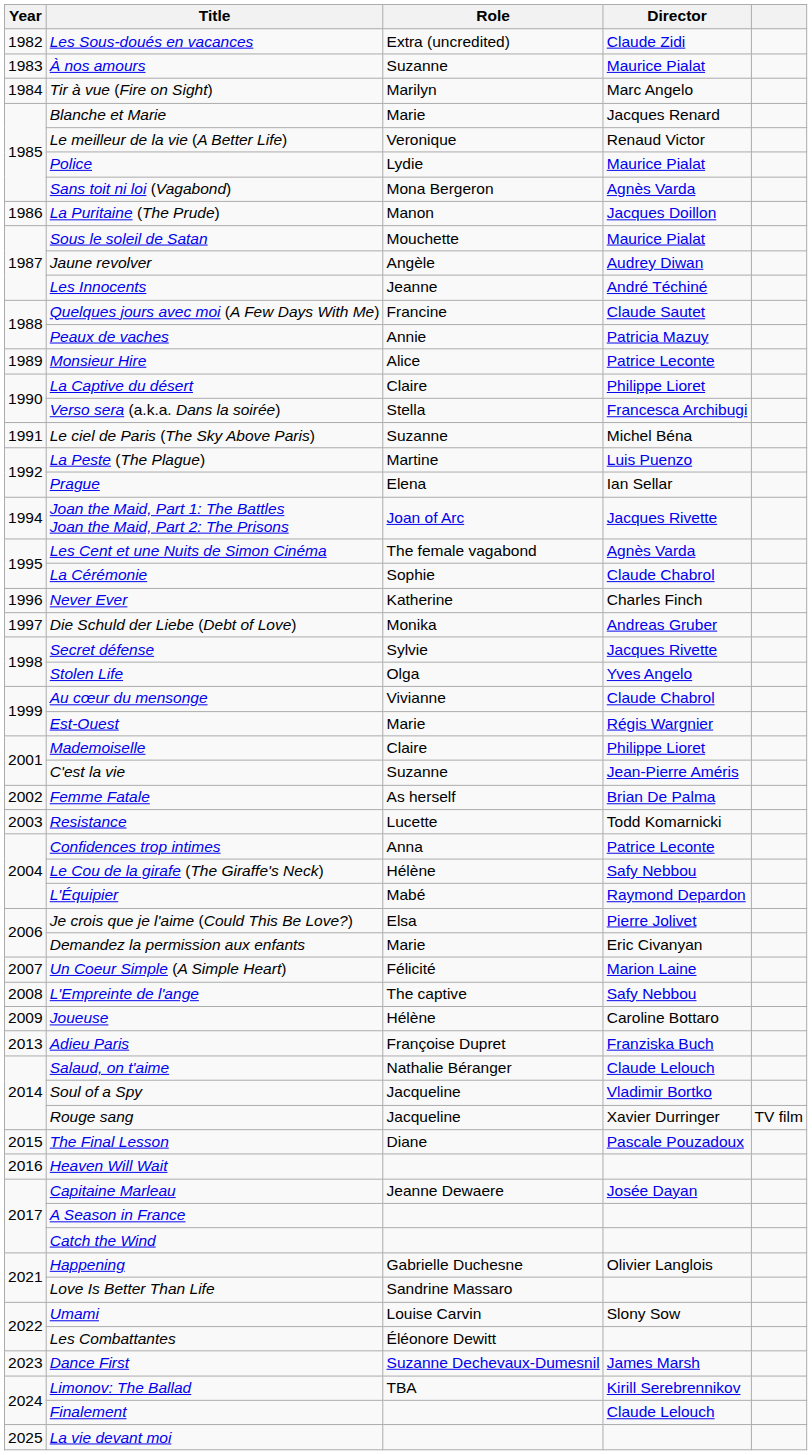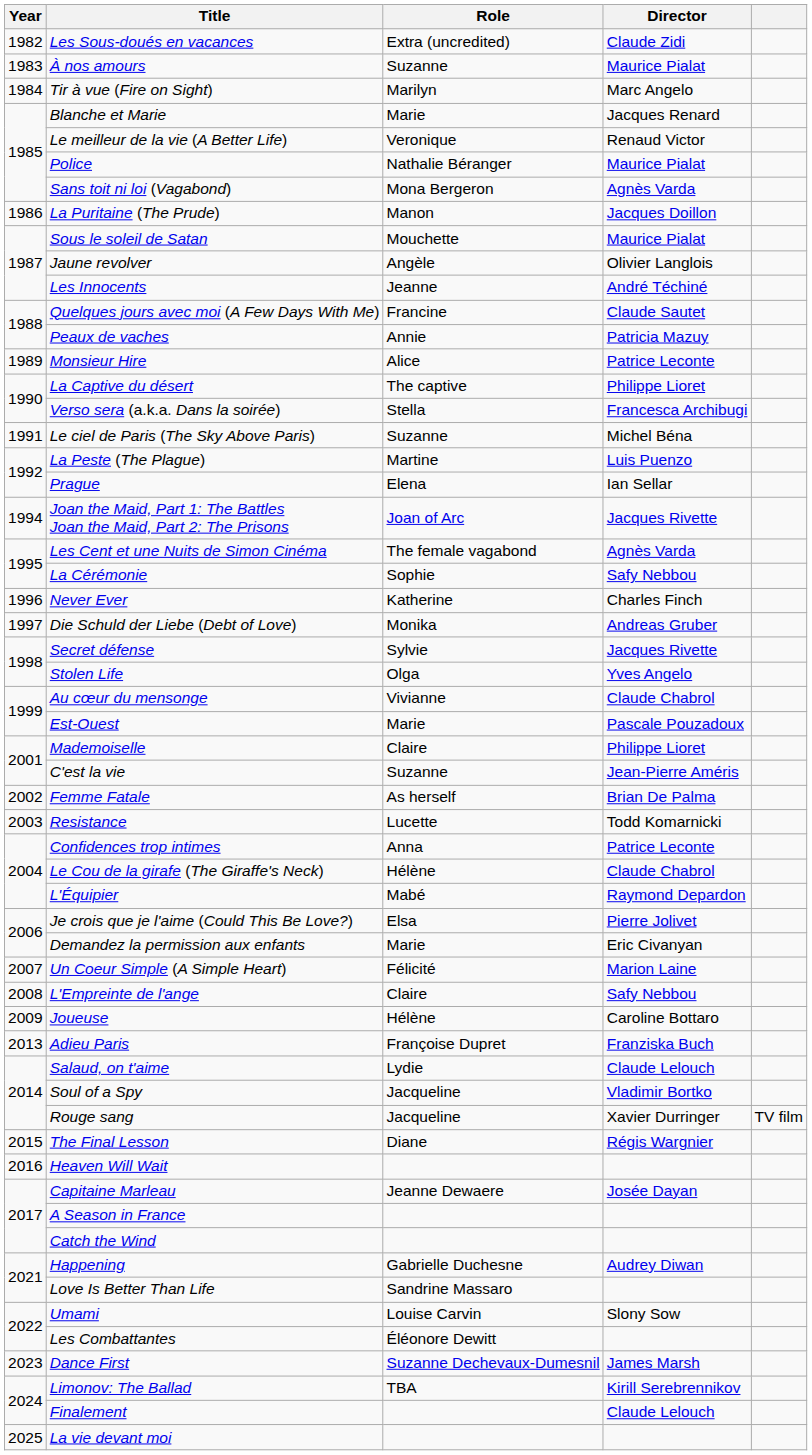(405, 164) Lydie -> (449, 164) Nathalie Béranger
(655, 262) Audrey Diwan -> (660, 262) Olivier Langlois
(407, 386) Claire -> (427, 386) The captive
(661, 575) Claude Chabrol -> (652, 575) Safy Nebbou
(660, 723) Régis Wargnier -> (675, 723) Pascale Pouzadoux
(652, 871) Safy Nebbou -> (661, 871) Claude Chabrol
(427, 994) The captive -> (407, 994) Claire
(449, 1068) Nathalie Béranger -> (405, 1068) Lydie
(675, 1141) Pascale Pouzadoux -> (660, 1141) Régis Wargnier
(660, 1264) Olivier Langlois -> (655, 1264) Audrey Diwan
